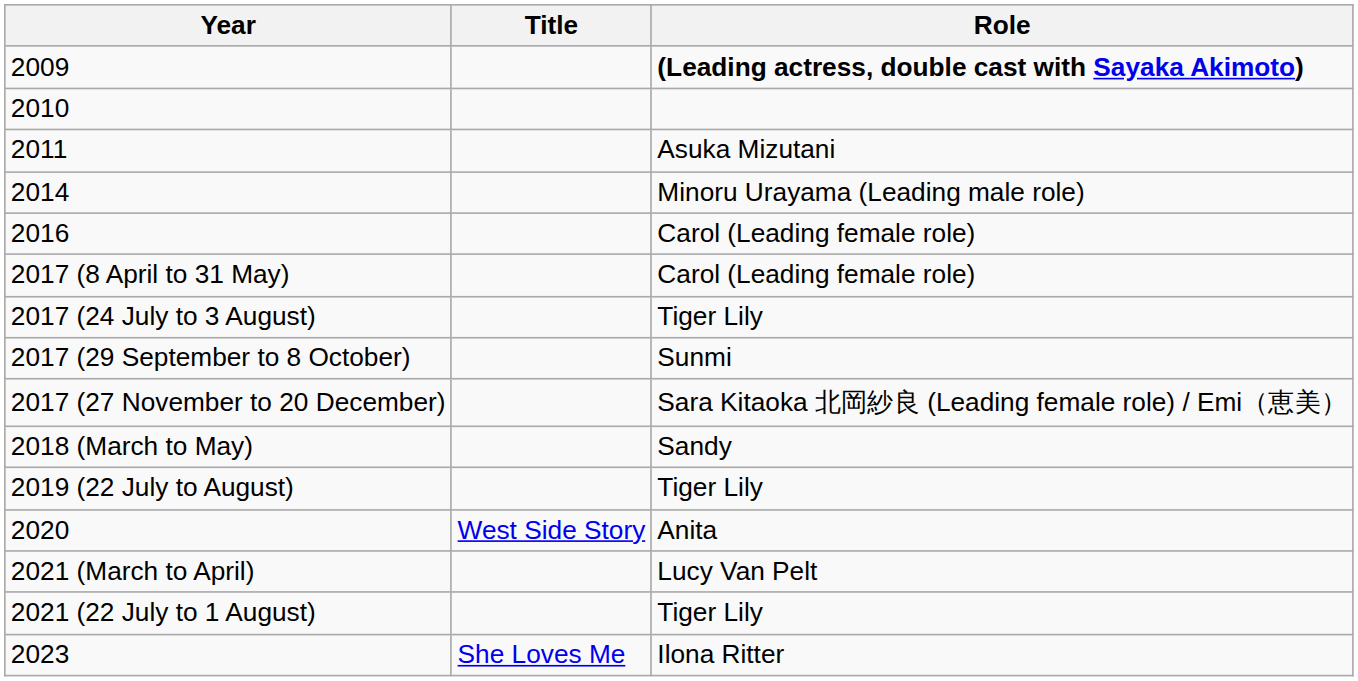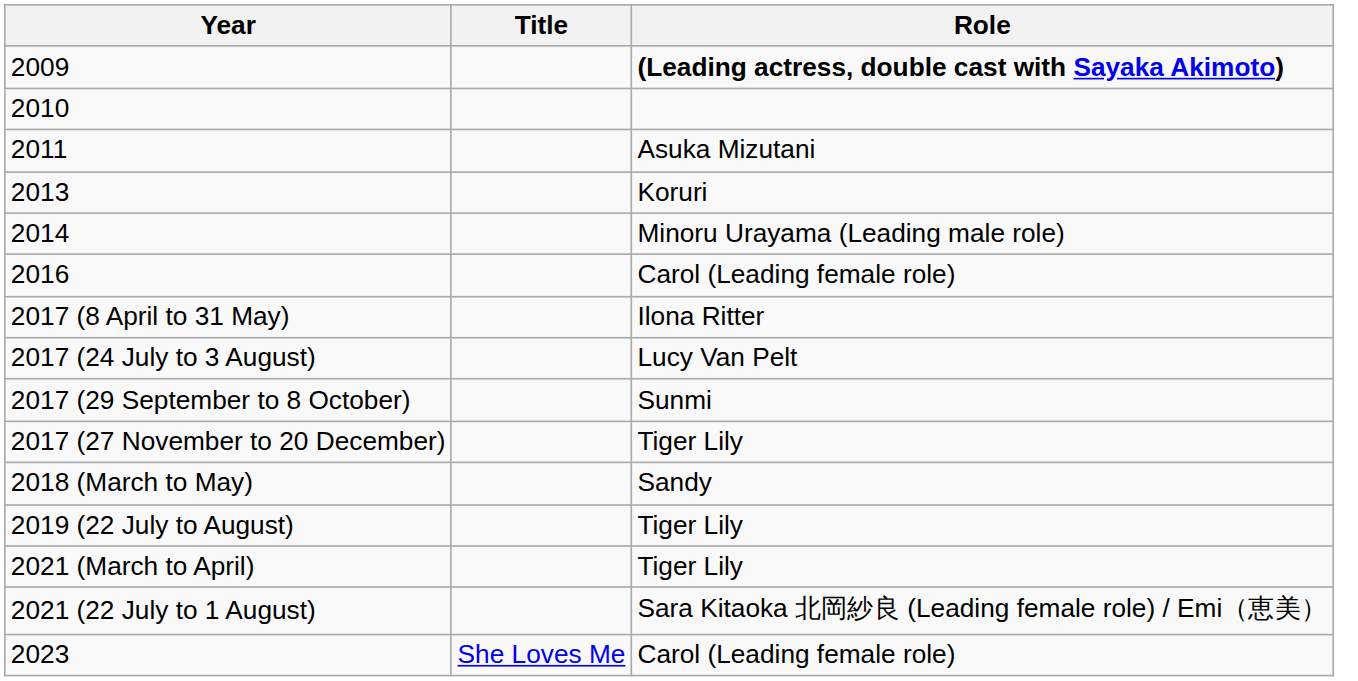+ row: (40, 191)
(816, 274) Carol (Leading female role) -> (701, 316) Ilona Ritter
(710, 316) Tiger Lily -> (717, 358) Lucy Van Pelt
(1002, 401) Sara Kitaoka 北岡紗良 (Leading female role) / Emi（恵美） -> (690, 441) Tiger Lily
- row: (40, 529)
(737, 571) Lucy Van Pelt -> (690, 566) Tiger Lily
(710, 612) Tiger Lily -> (982, 609) Sara Kitaoka 北岡紗良 (Leading female role) / Emi（恵美）
(721, 654) Ilona Ritter -> (796, 654) Carol (Leading female role)
